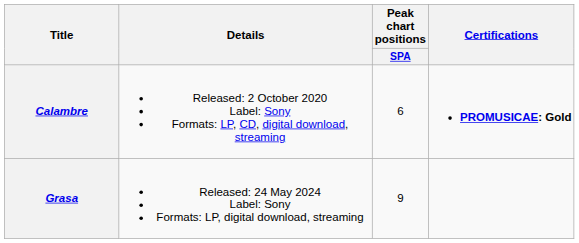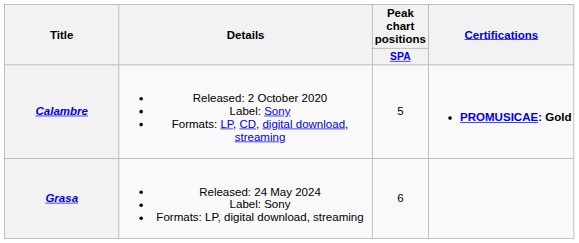(400, 111) 6 -> (400, 111) 5
(400, 198) 9 -> (400, 198) 6
